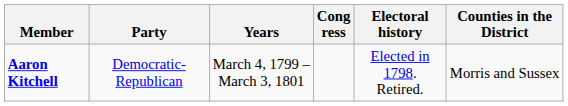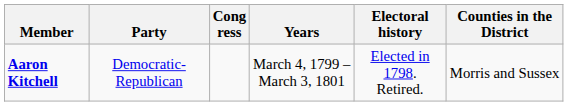columns swapped: (261, 32) <-> (334, 24)
